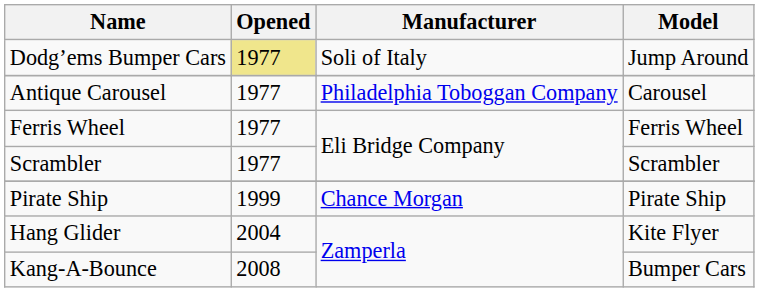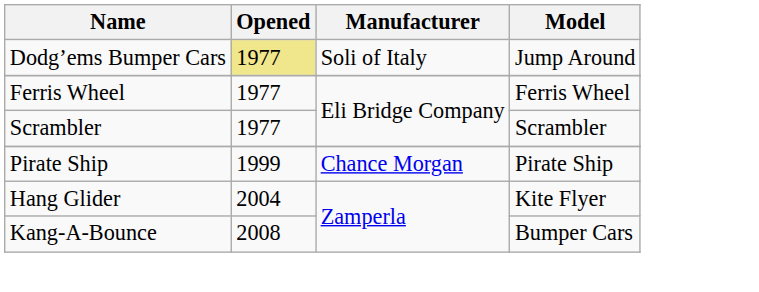- row: (88, 92)
